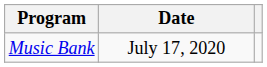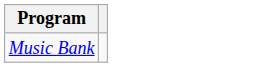- column: (176, 18)
